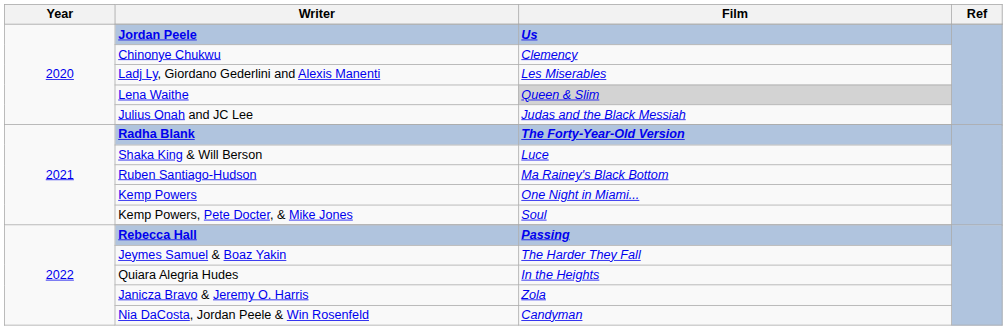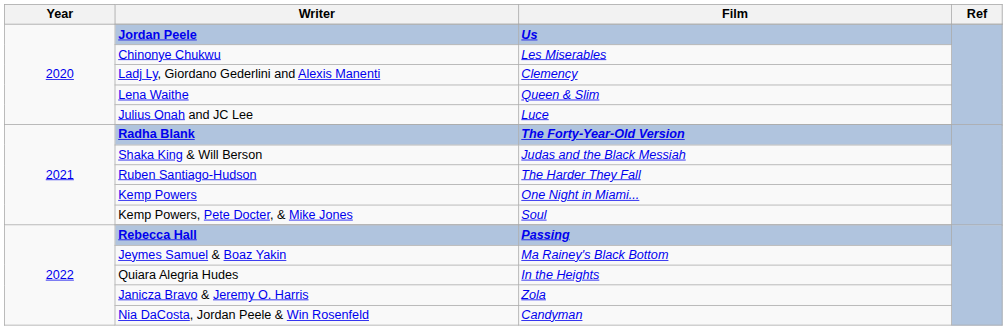(549, 54) Clemency -> (564, 54) Les Miserables
(564, 74) Les Miserables -> (549, 74) Clemency
(560, 94) lightgrey background -> (560, 94) no background
(604, 114) Judas and the Black Messiah -> (535, 114) Luce
(535, 154) Luce -> (604, 154) Judas and the Black Messiah
(595, 174) Ma Rainey's Black Bottom -> (581, 174) The Harder They Fall
(581, 255) The Harder They Fall -> (595, 255) Ma Rainey's Black Bottom
